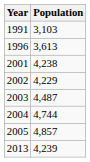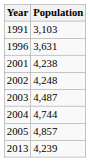(45, 47) 3,613 -> (45, 47) 3,631
(45, 81) 4,229 -> (45, 81) 4,248
